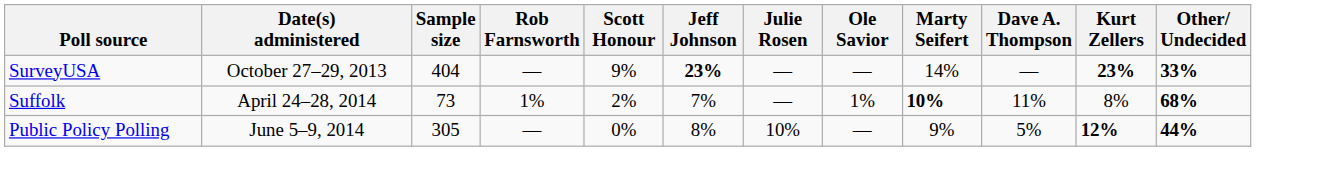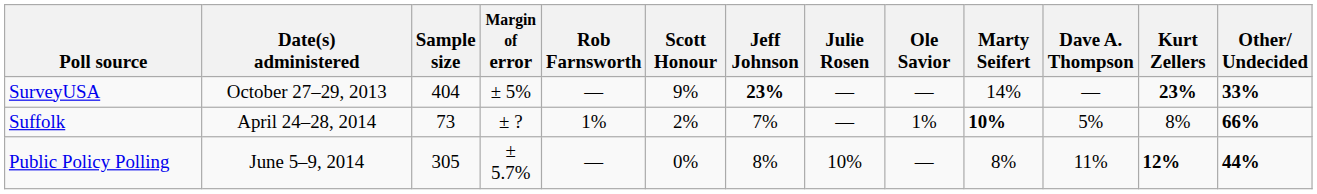+ column: (511, 41)
(1029, 100) 11% -> (1091, 121) 5%
(1179, 100) 68% -> (1241, 121) 66%
(942, 130) 9% -> (1004, 162) 8%
(1029, 130) 5% -> (1091, 162) 11%
